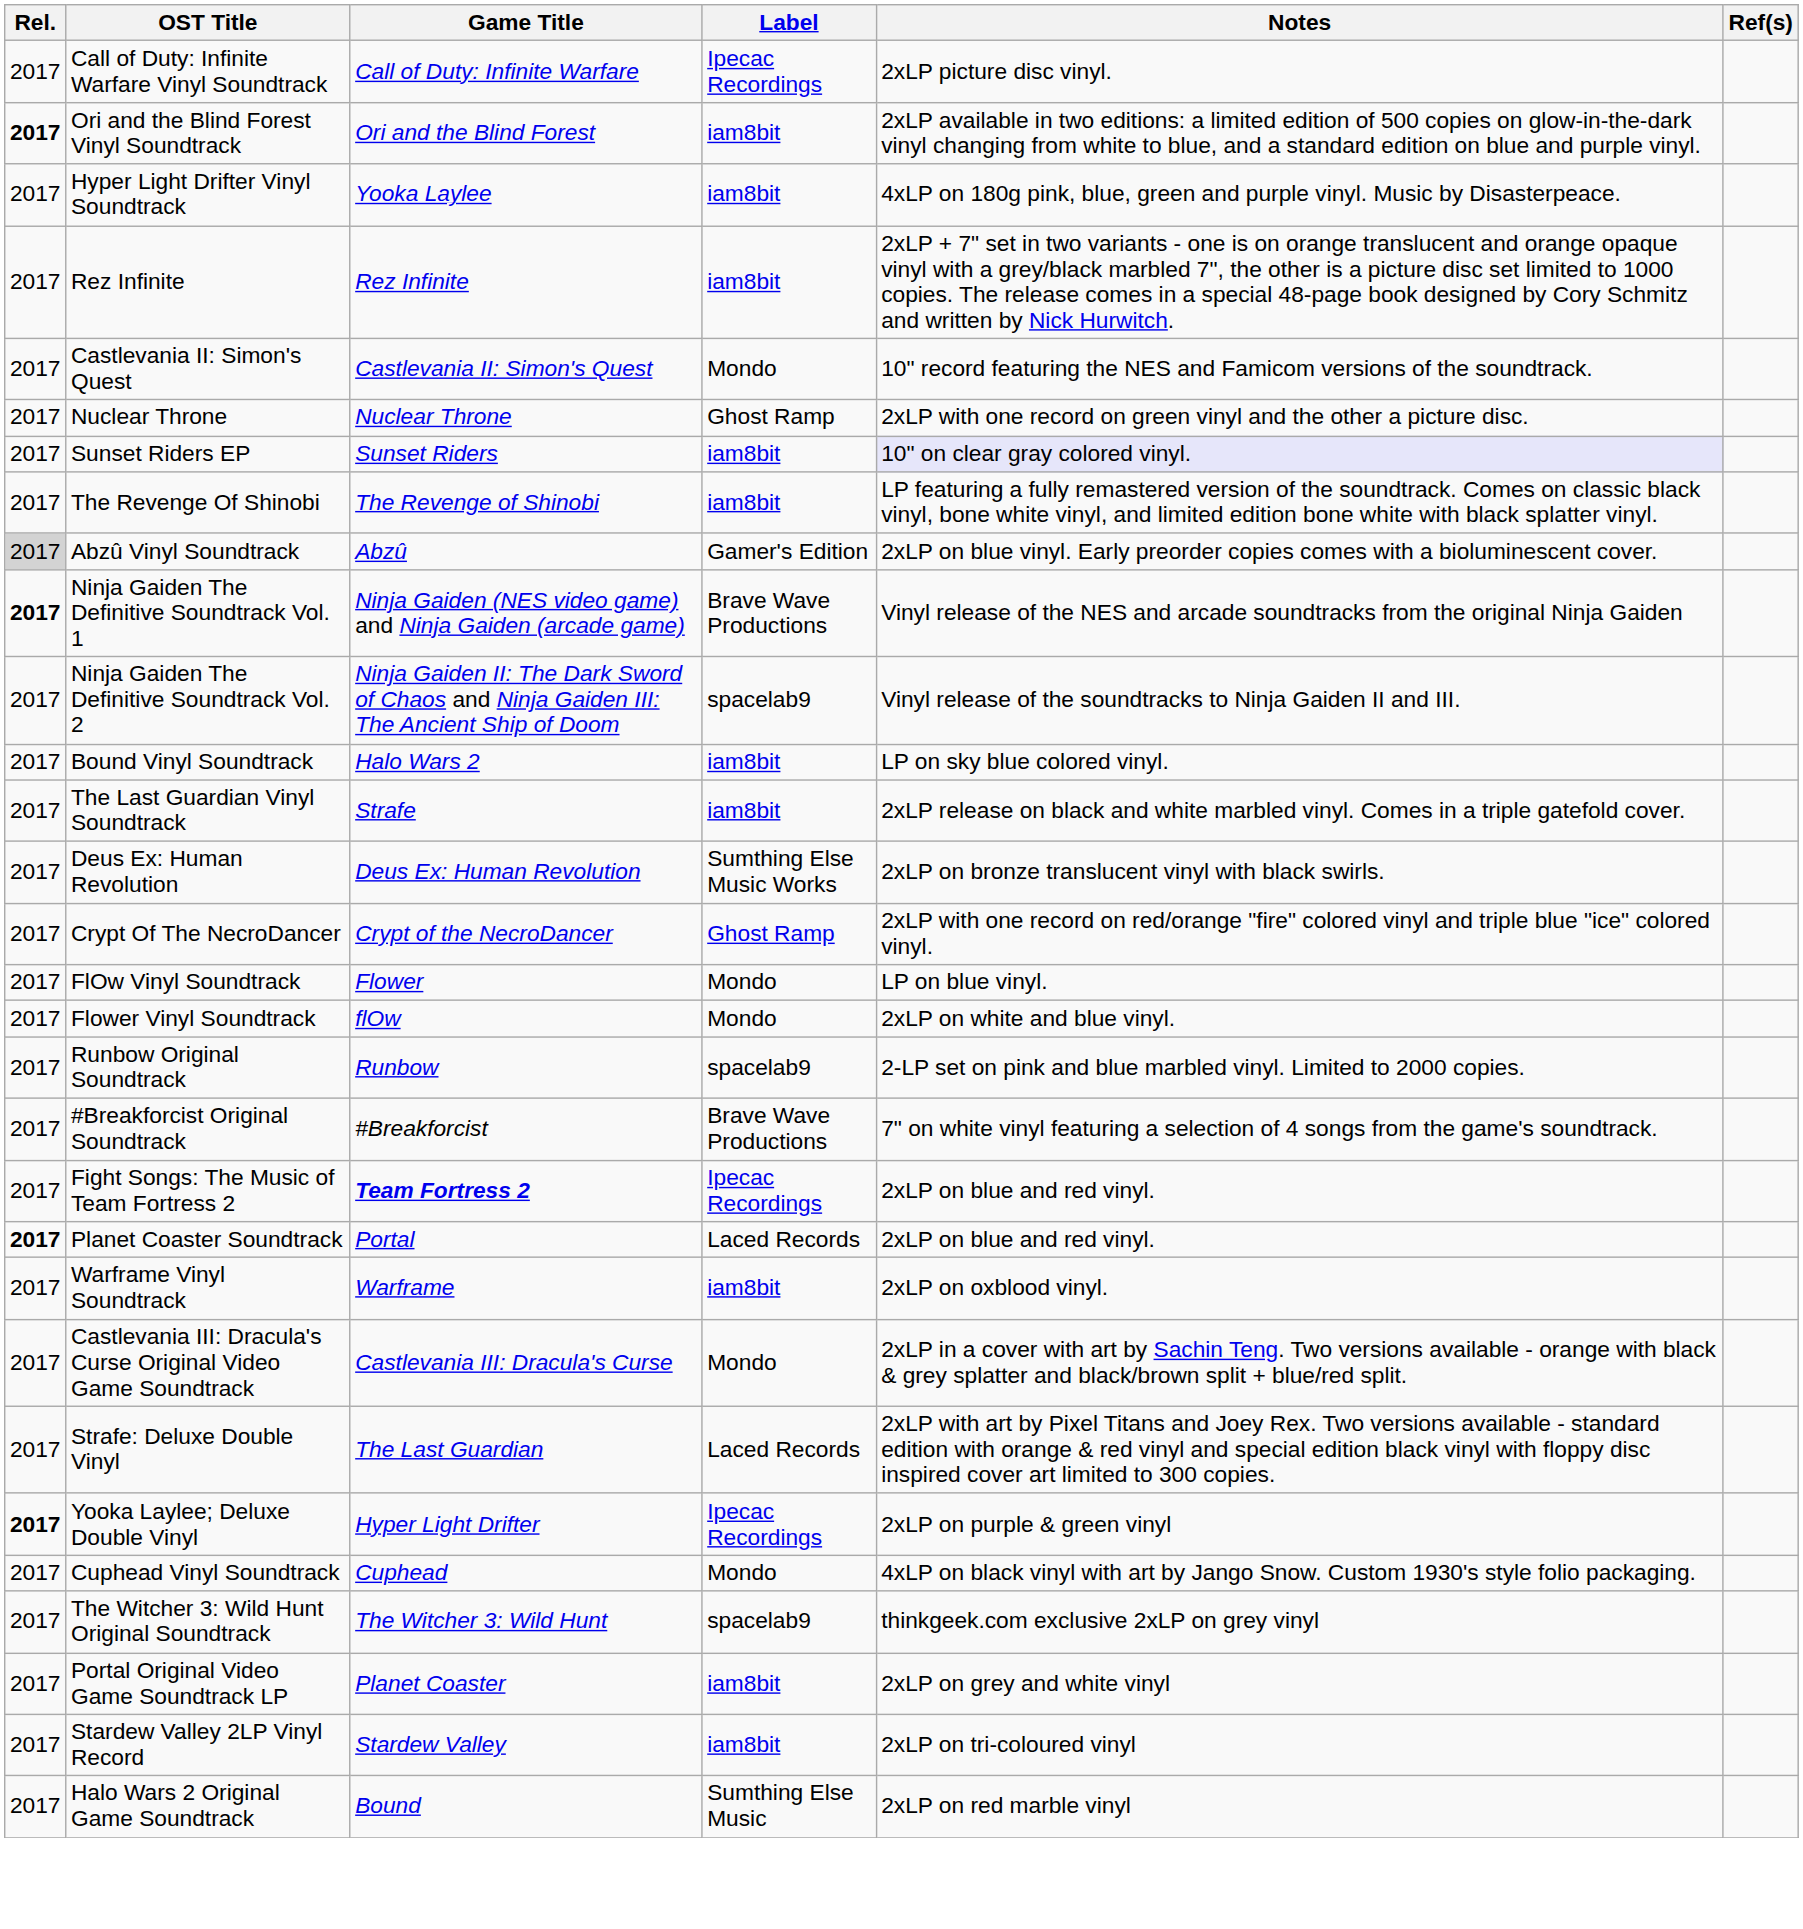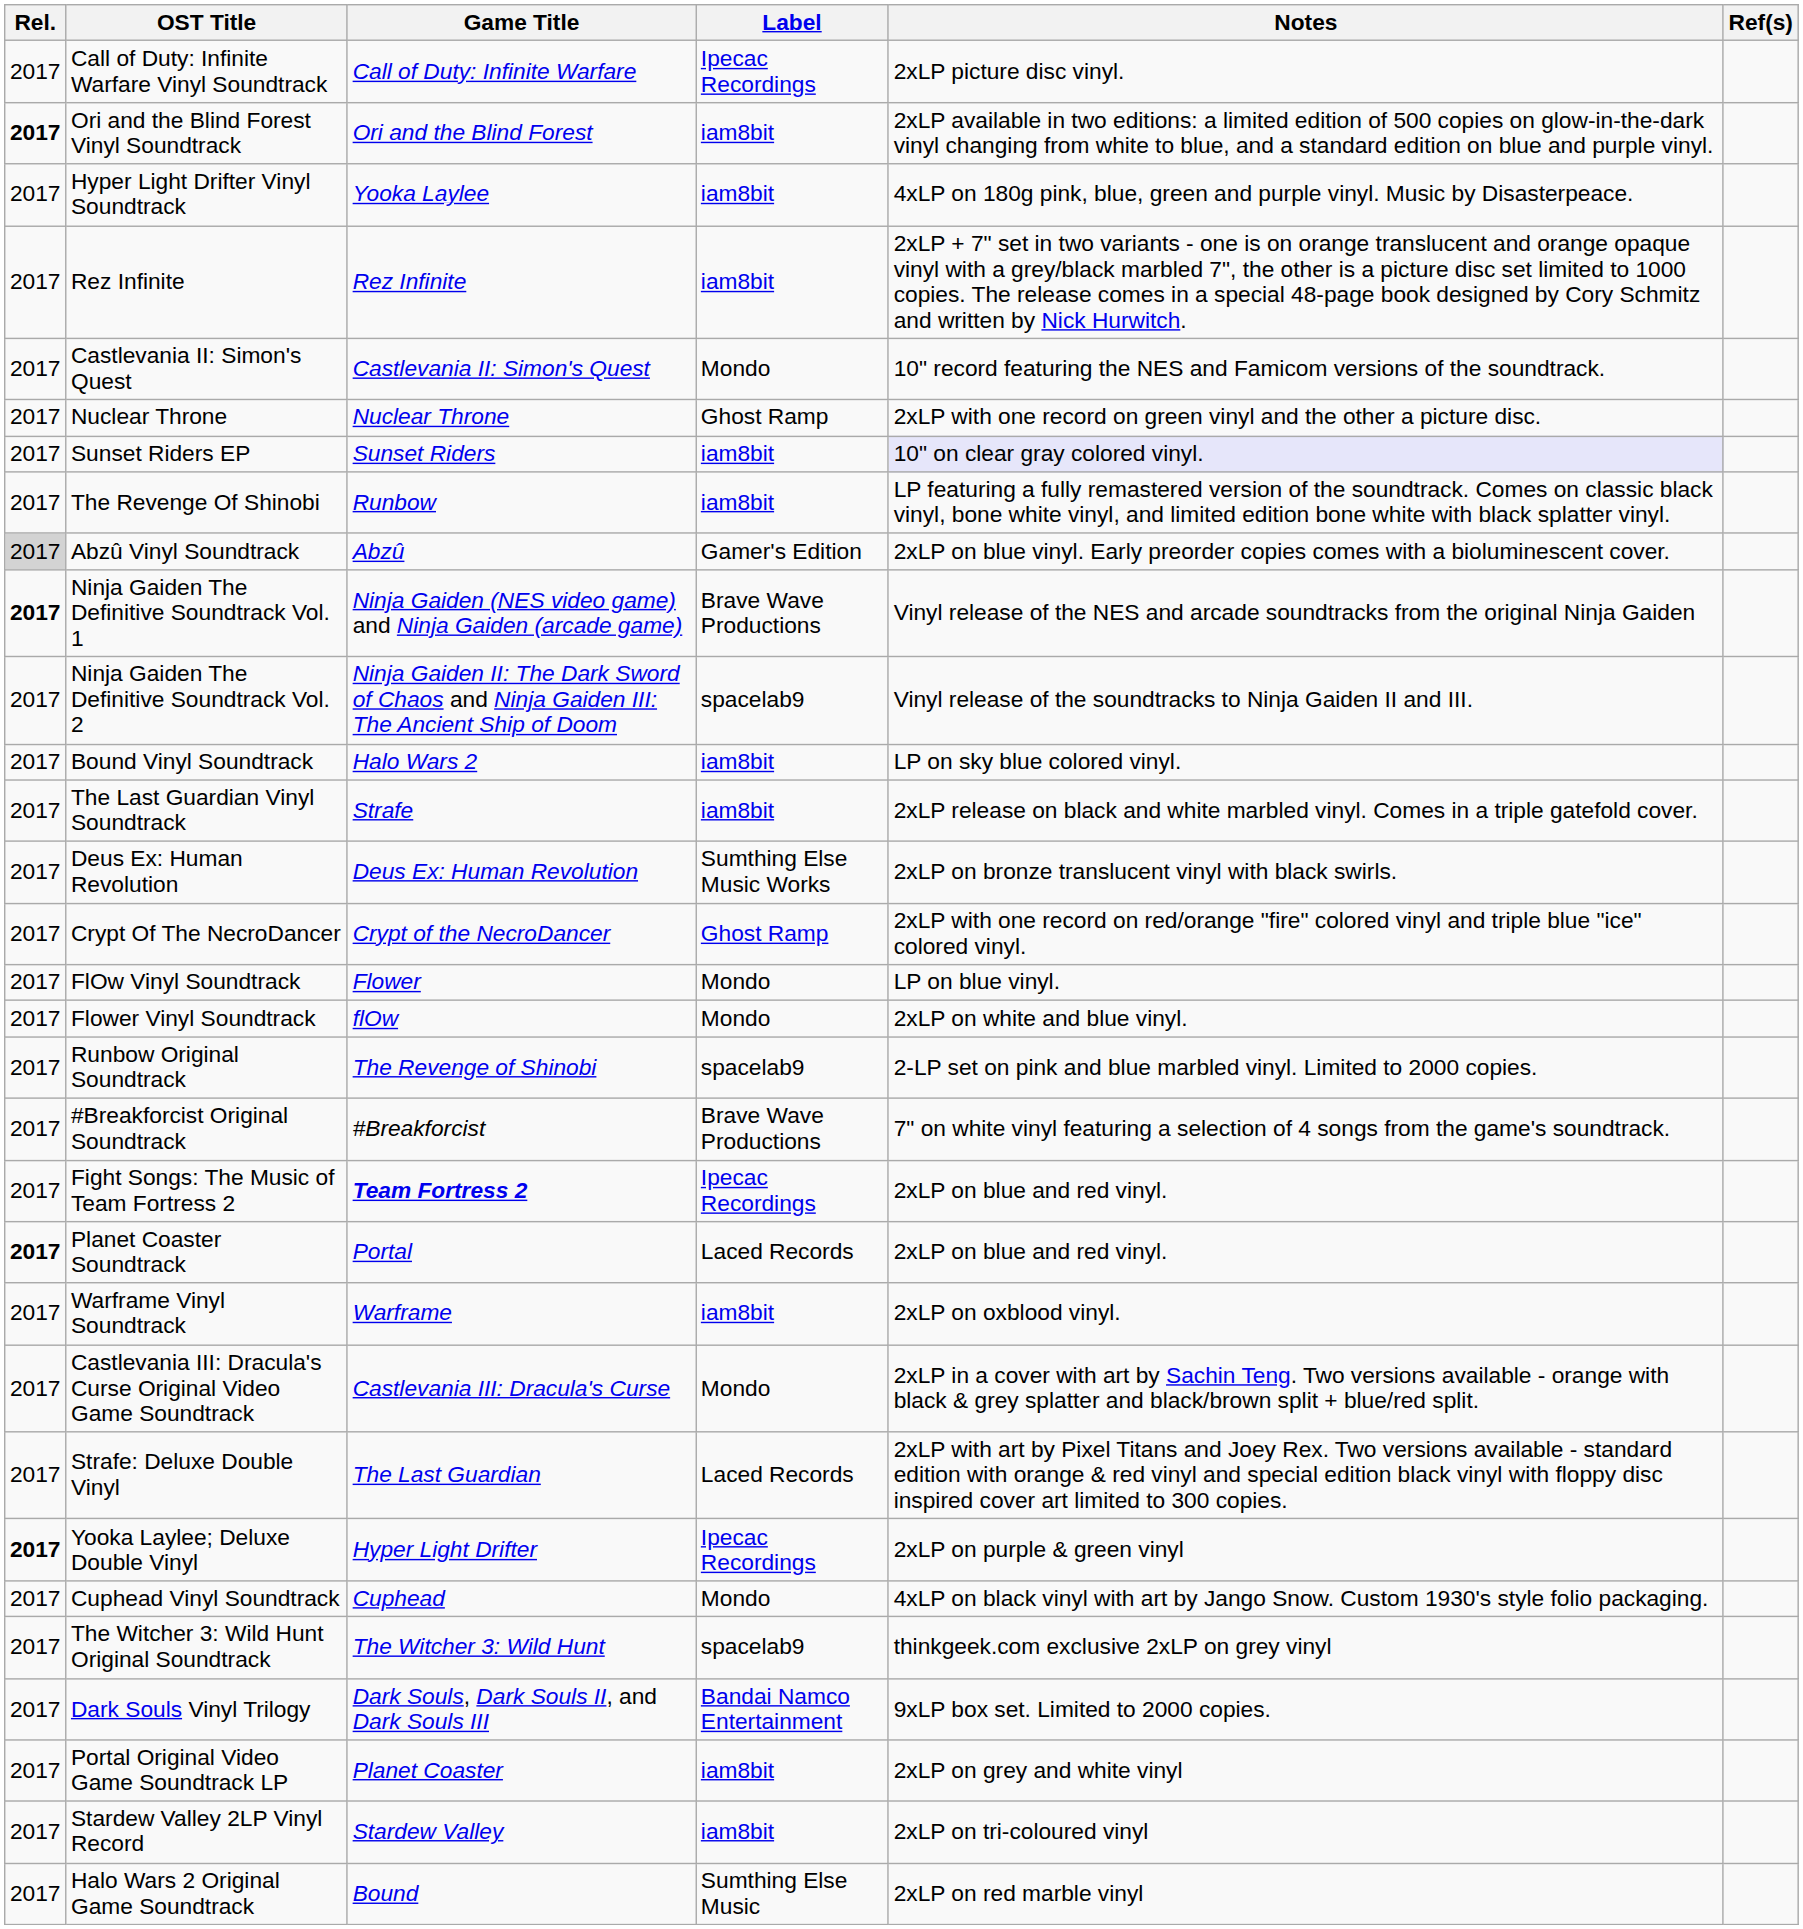(477, 502) The Revenge of Shinobi -> (394, 502) Runbow
(397, 1067) Runbow -> (475, 1067) The Revenge of Shinobi
+ row: (191, 1708)
